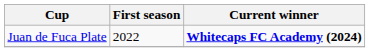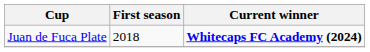(126, 36) 2022 -> (126, 36) 2018
